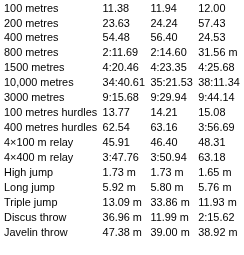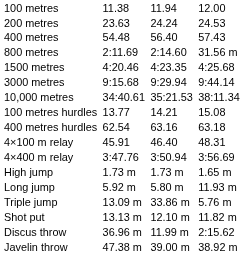(212, 23) 57.43 -> (212, 23) 24.53
(212, 38) 24.53 -> (212, 38) 57.43
rows swapped: (34, 98) <-> (39, 83)
(216, 128) 3:56.69 -> (212, 128) 63.18
(212, 157) 63.18 -> (216, 157) 3:56.69
(215, 187) 5.76 m -> (217, 187) 11.93 m
(217, 202) 11.93 m -> (215, 202) 5.76 m
+ row: (24, 217)
